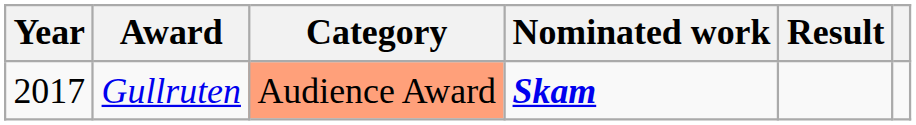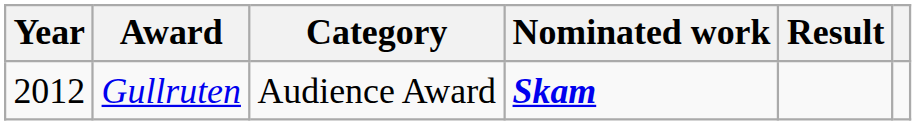(49, 89) 2017 -> (49, 89) 2012
(377, 89) lightsalmon background -> (377, 89) no background
